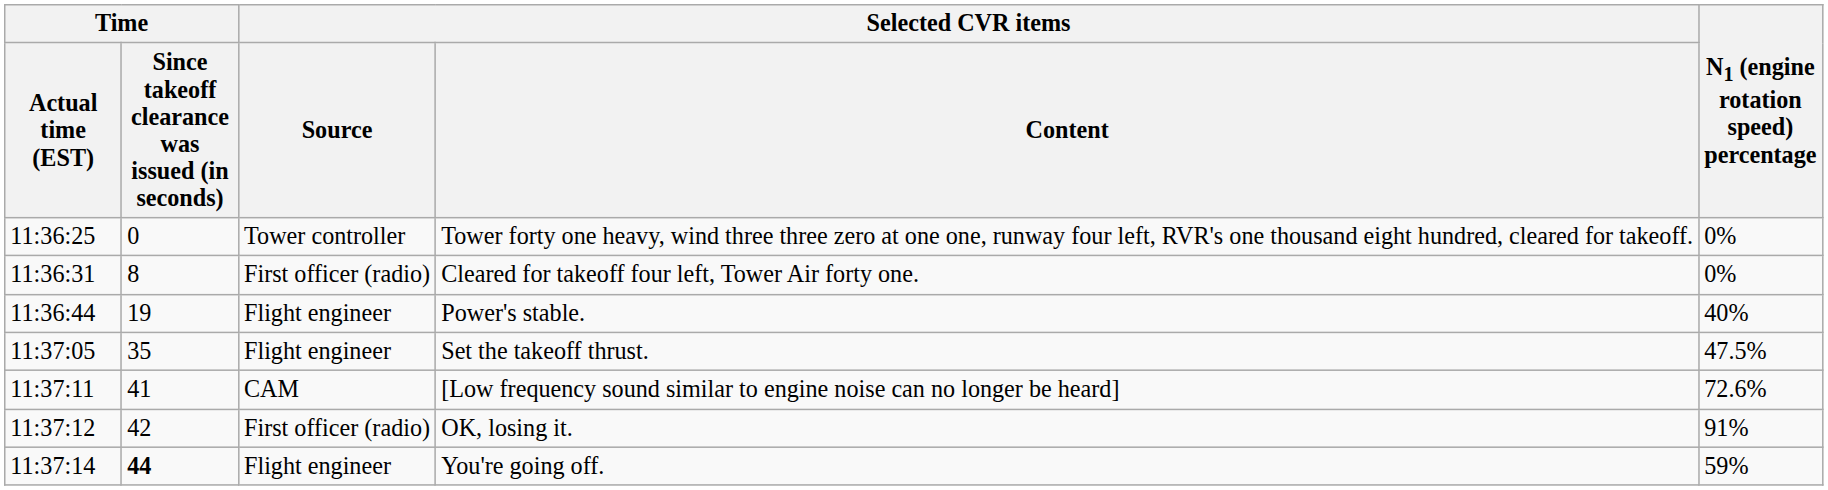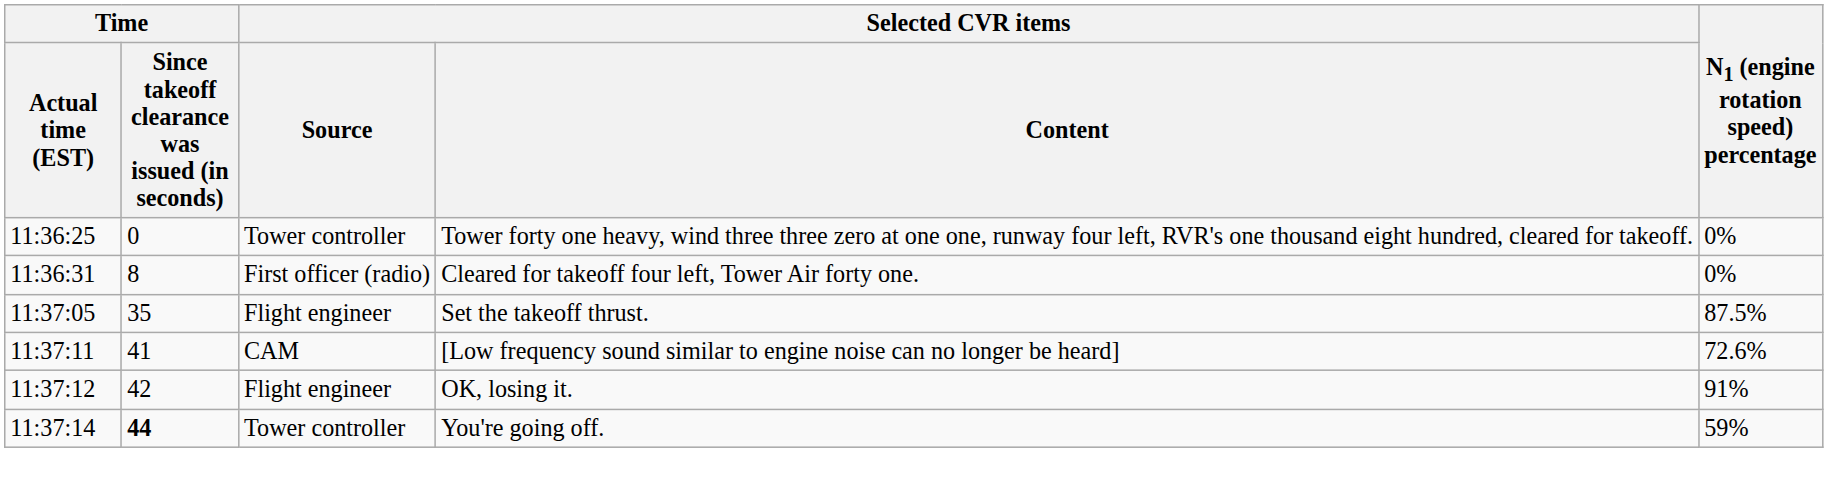- row: (513, 312)
(1735, 351) 47.5% -> (1735, 312) 87.5%
(337, 427) First officer (radio) -> (317, 389) Flight engineer
(317, 466) Flight engineer -> (325, 427) Tower controller
